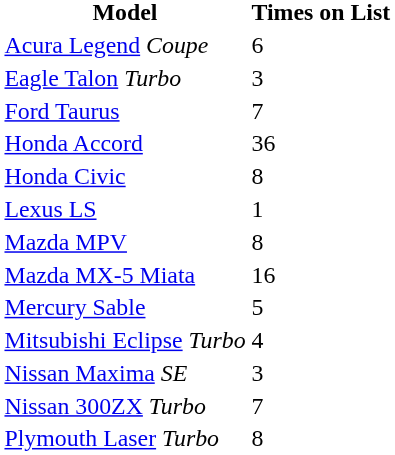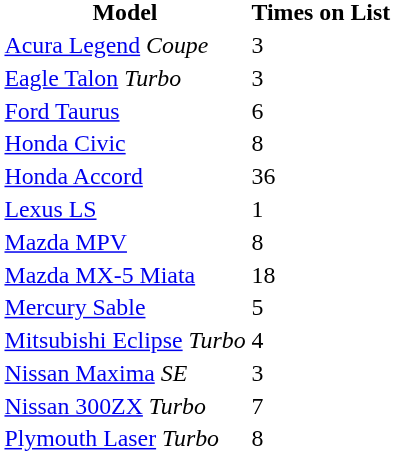(257, 45) 6 -> (257, 45) 3
(257, 110) 7 -> (257, 110) 6
rows swapped: (65, 176) <-> (74, 143)
(263, 274) 16 -> (263, 274) 18
